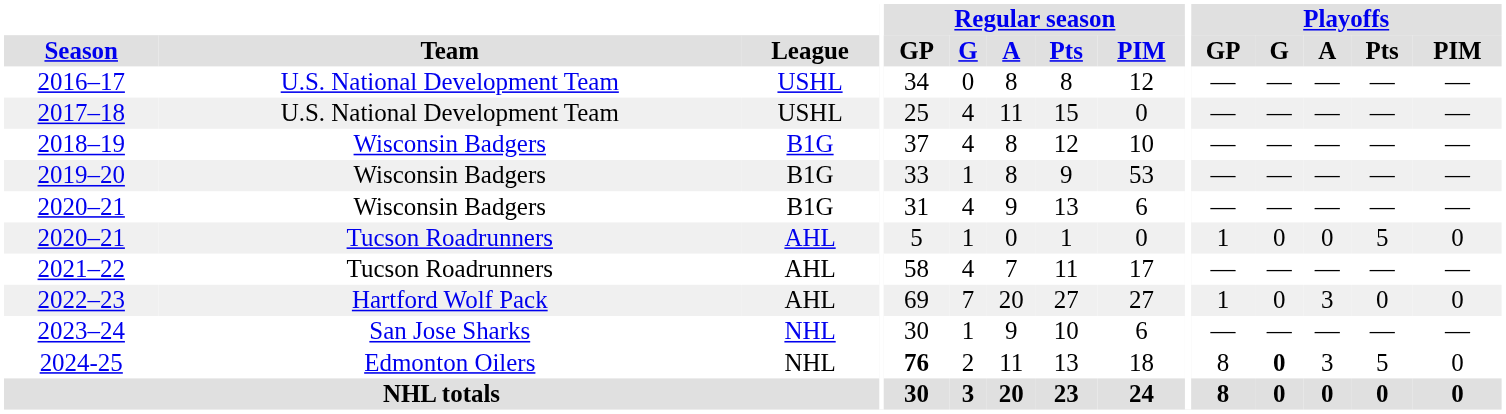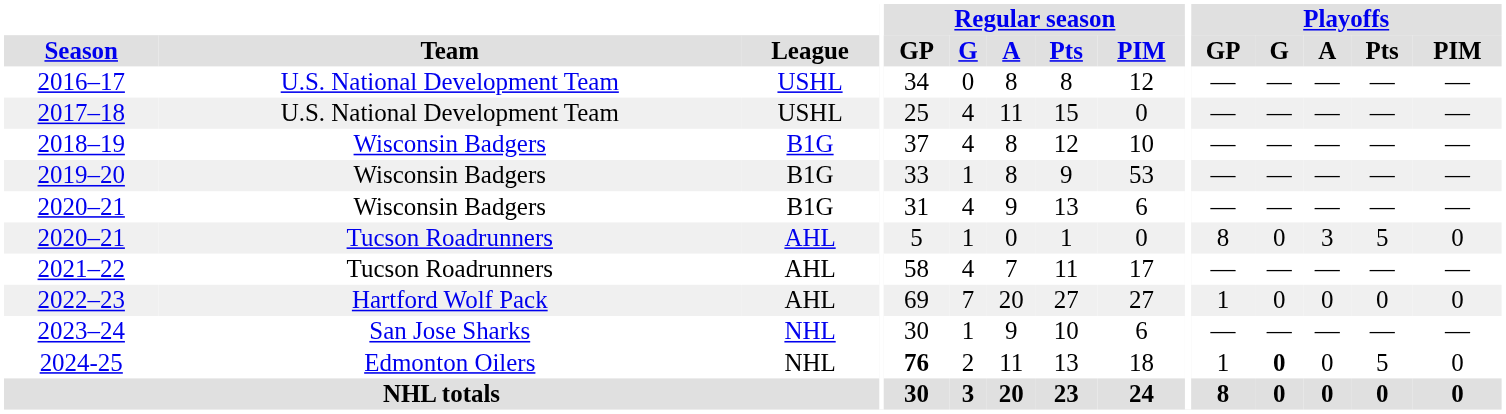(1223, 237) 1 -> (1223, 237) 8
(1327, 237) 0 -> (1327, 237) 3
(1327, 300) 3 -> (1327, 300) 0
(1223, 362) 8 -> (1223, 362) 1
(1327, 362) 3 -> (1327, 362) 0
